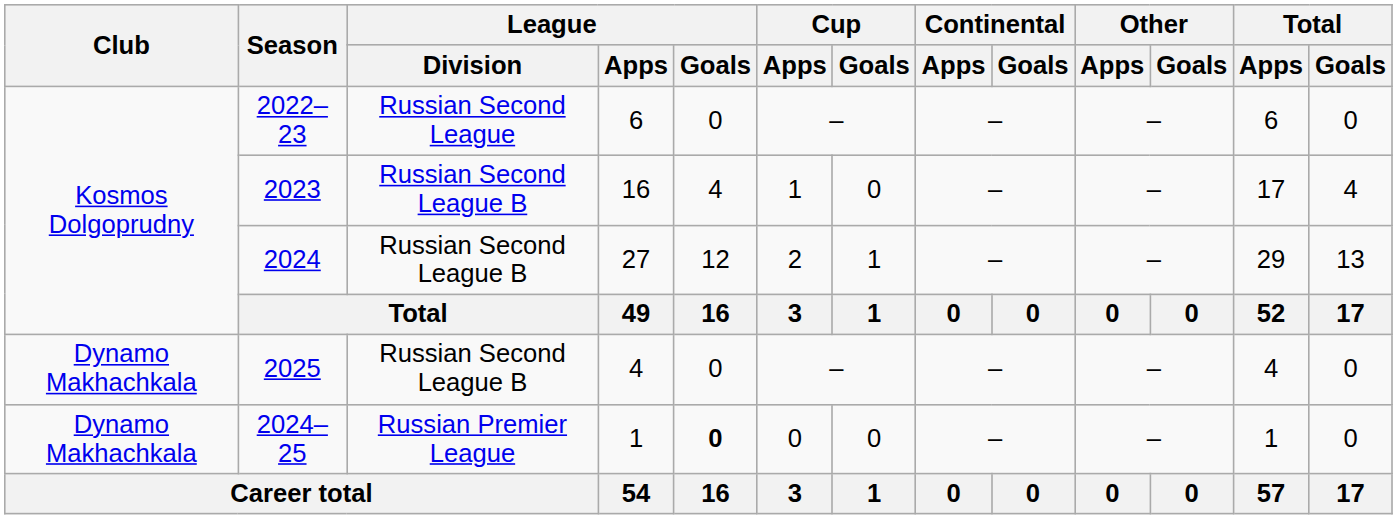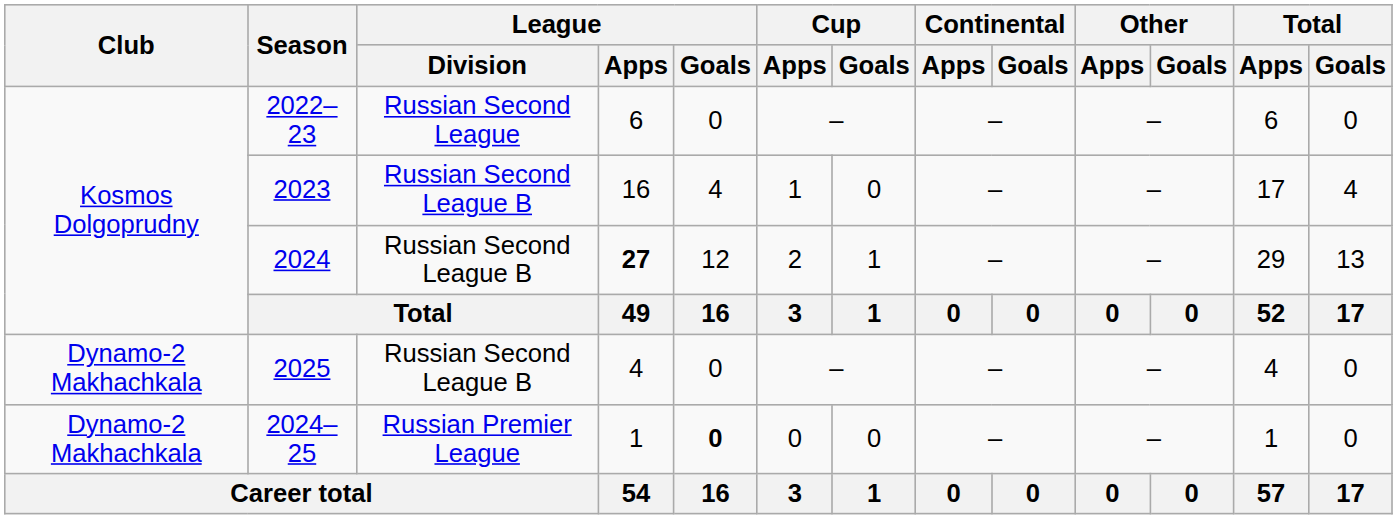(636, 259) normal -> (636, 259) bold
(121, 369) Dynamo Makhachkala -> (126, 369) Dynamo-2 Makhachkala
(121, 438) Dynamo Makhachkala -> (126, 438) Dynamo-2 Makhachkala
